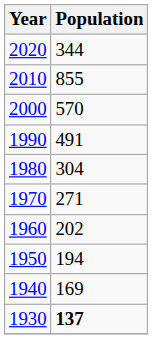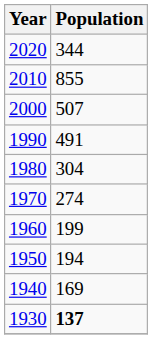(70, 109) 570 -> (70, 109) 507
(70, 199) 271 -> (70, 199) 274
(70, 229) 202 -> (70, 229) 199
